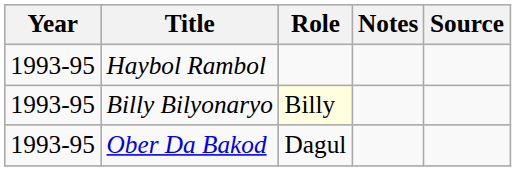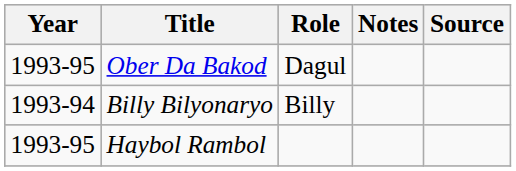rows swapped: (187, 144) <-> (186, 64)
(53, 104) 1993-95 -> (53, 104) 1993-94
(310, 104) lightyellow background -> (310, 104) no background
